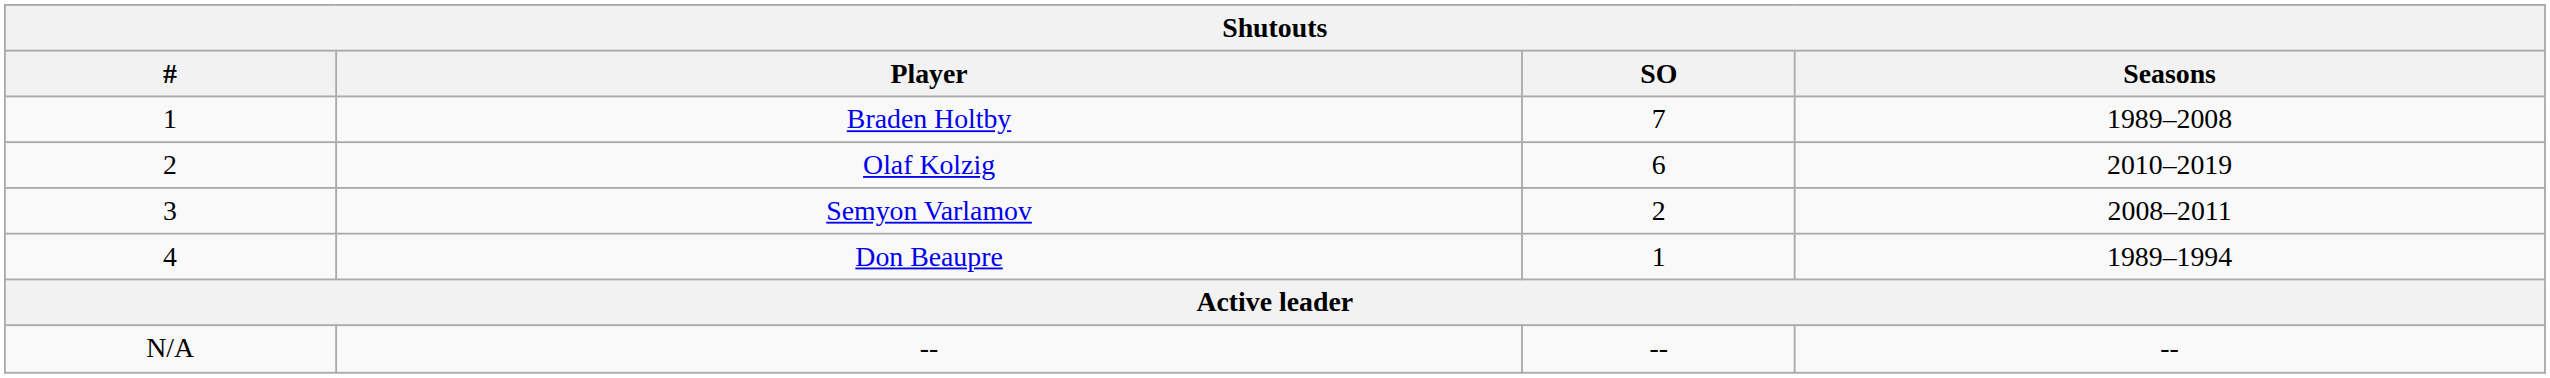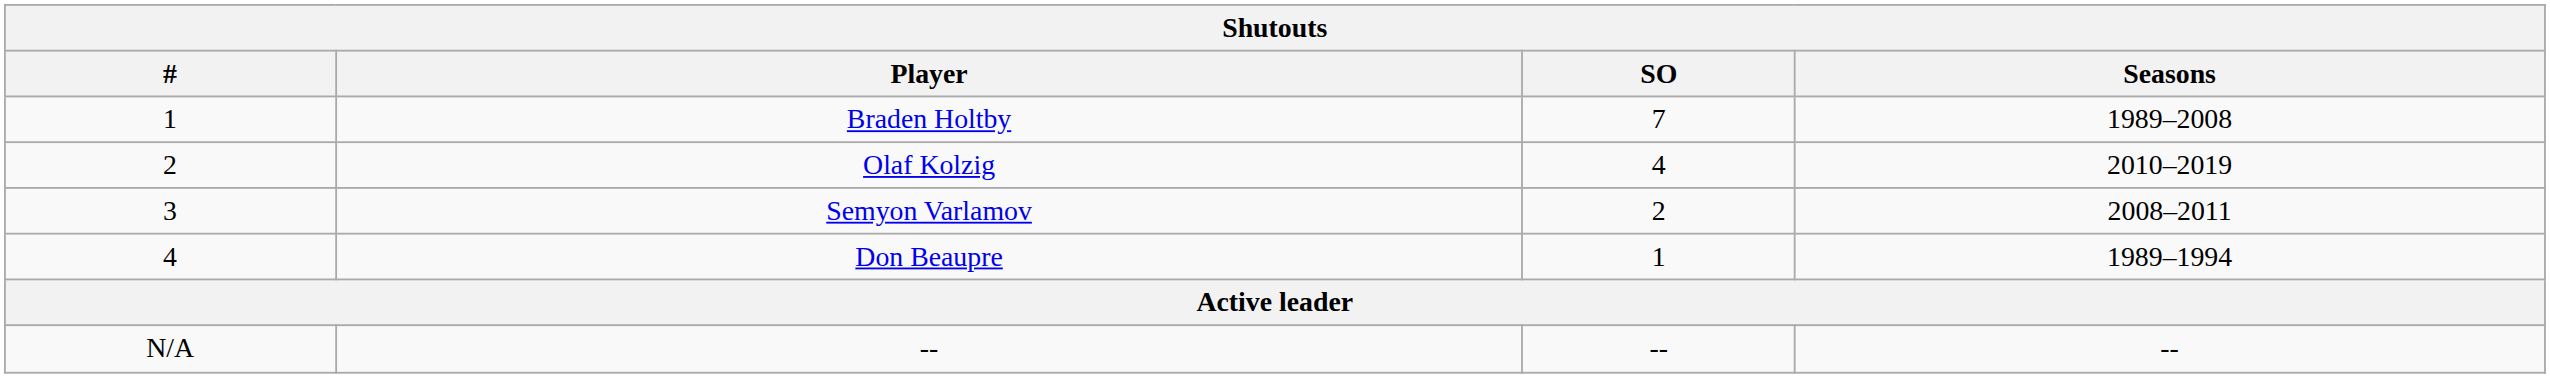(1659, 165) 6 -> (1659, 165) 4
